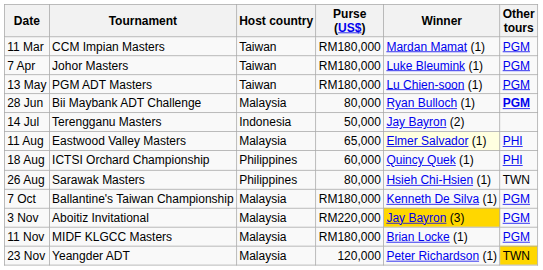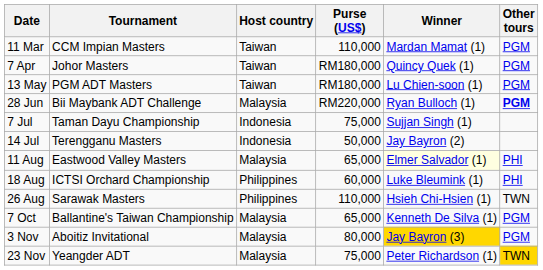(350, 47) RM180,000 -> (360, 47) 110,000
(435, 66) Luke Bleumink (1) -> (430, 66) Quincy Quek (1)
(362, 104) 80,000 -> (350, 104) RM220,000
+ row: (20, 123)
(430, 161) Quincy Quek (1) -> (435, 180) Luke Bleumink (1)
(362, 180) 80,000 -> (360, 199) 110,000
(350, 199) RM180,000 -> (362, 218) 65,000
(350, 218) RM220,000 -> (362, 237) 80,000
- row: (26, 237)
(359, 256) 120,000 -> (362, 256) 75,000
